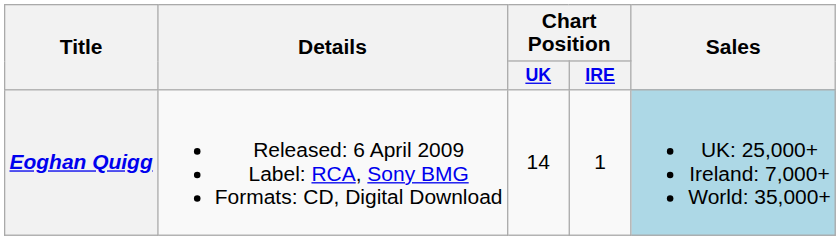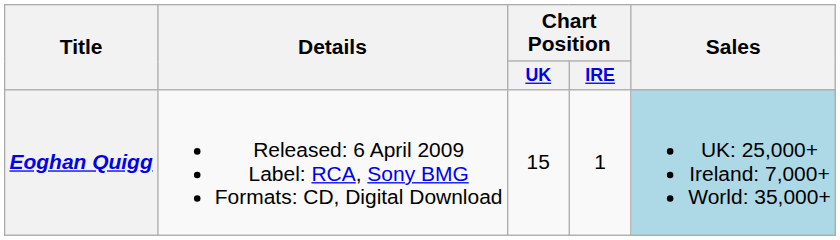(538, 162) 14 -> (538, 162) 15
